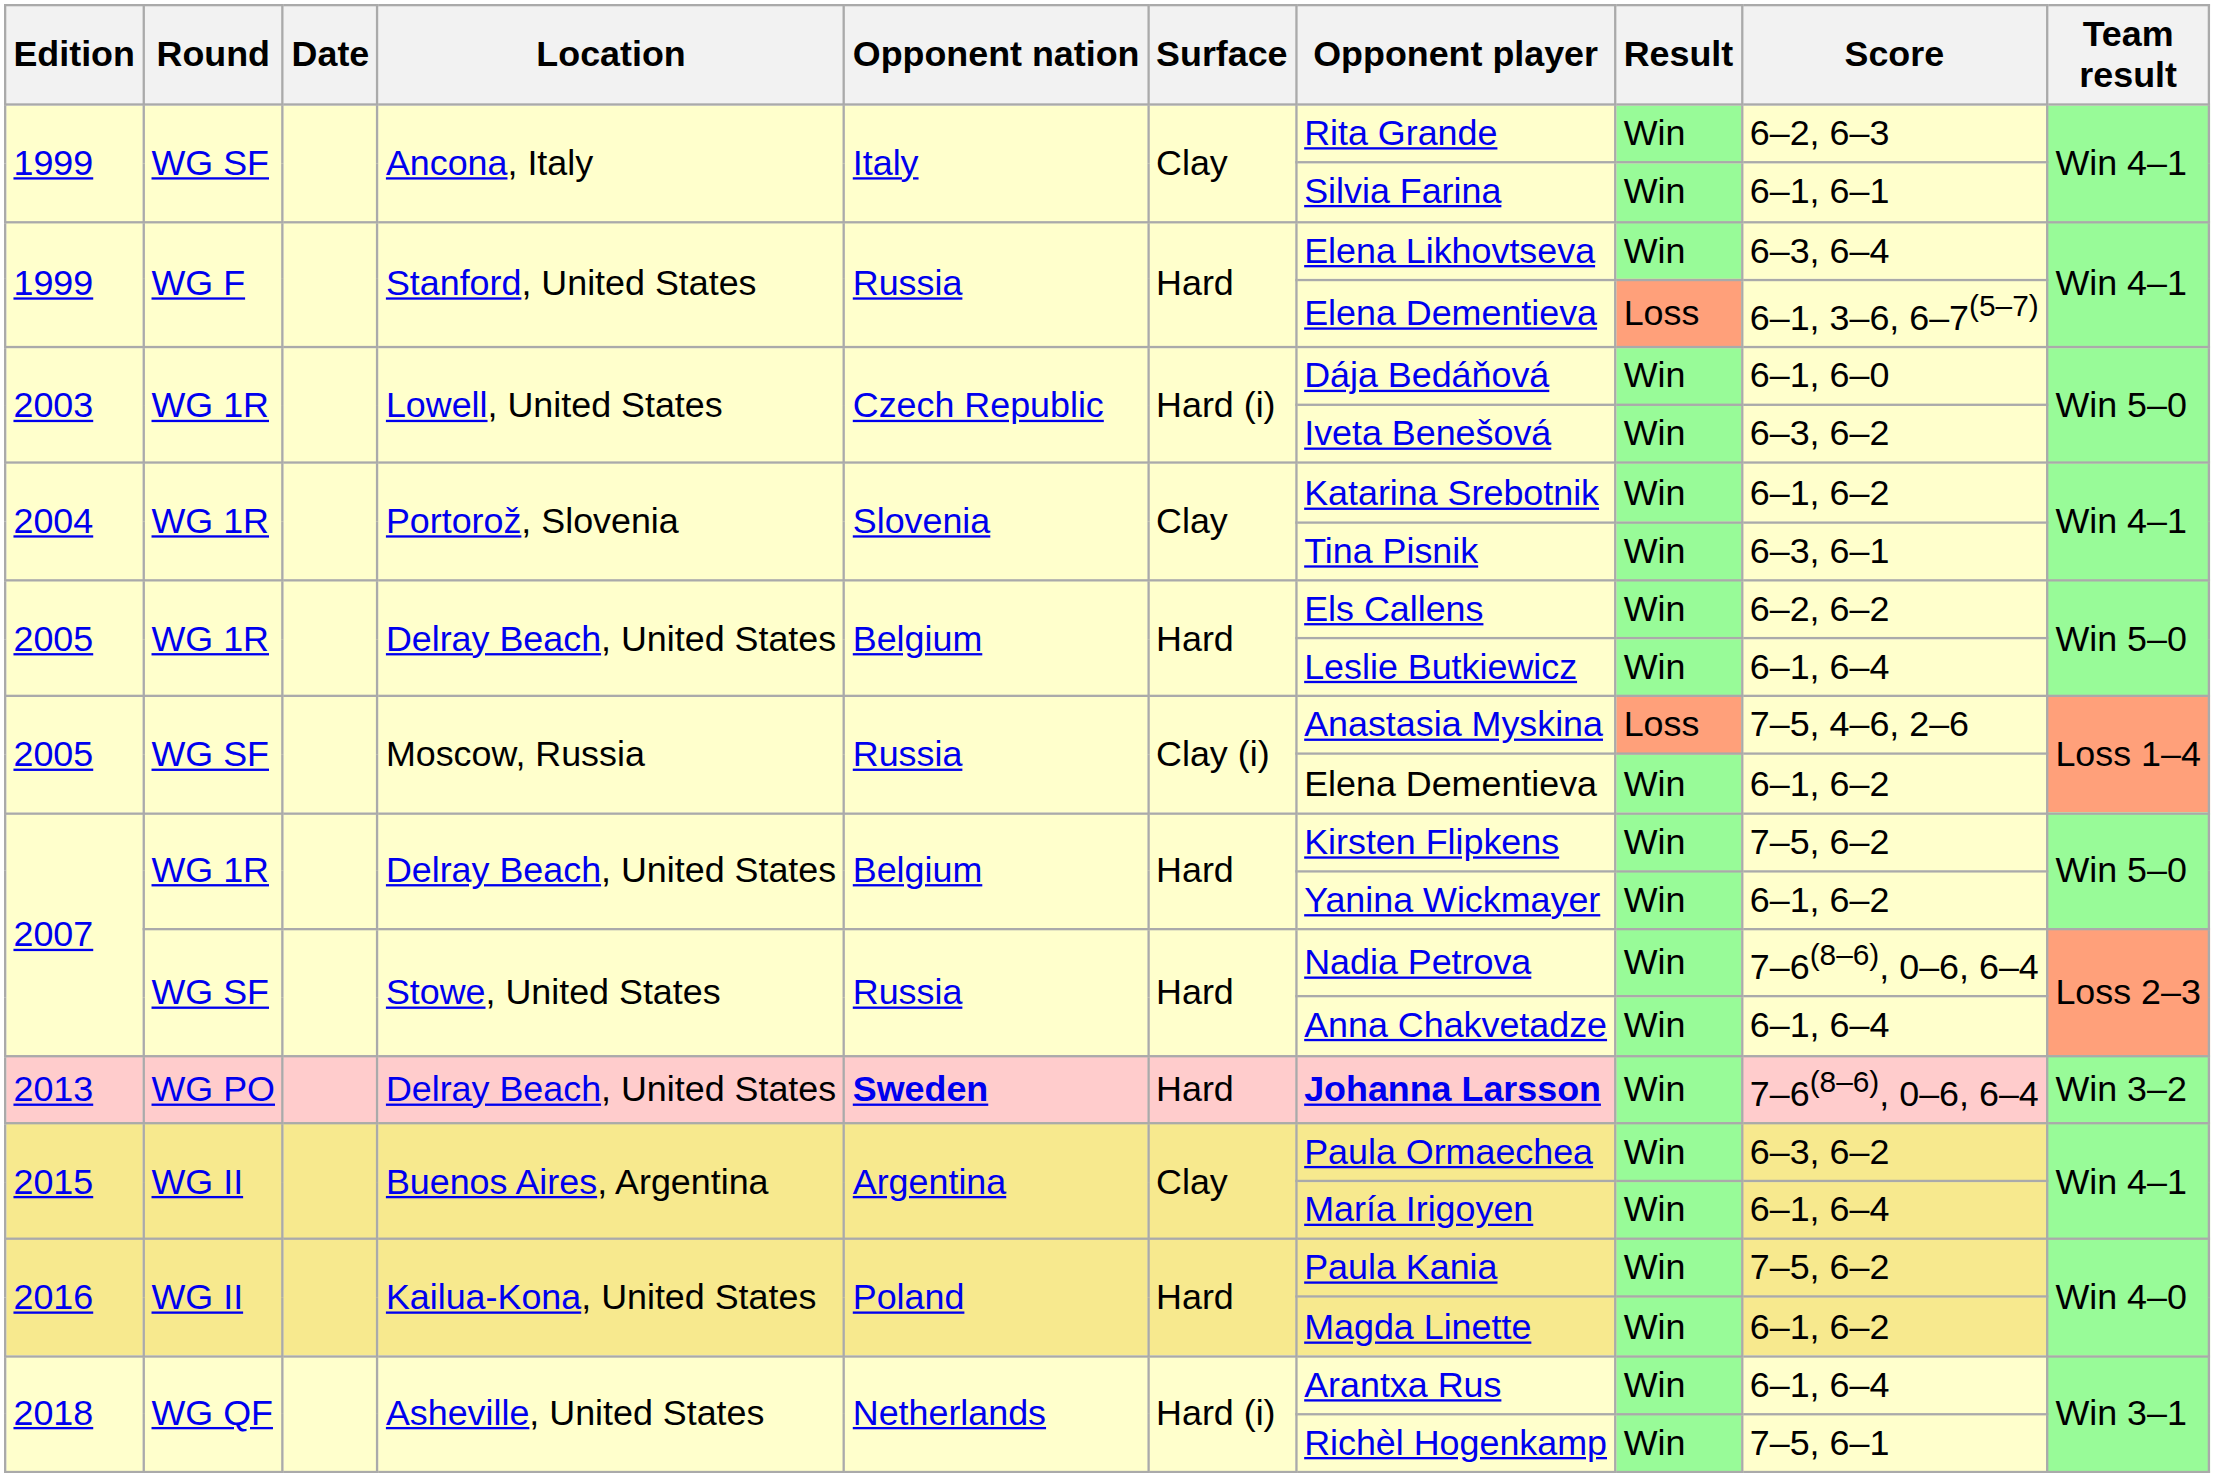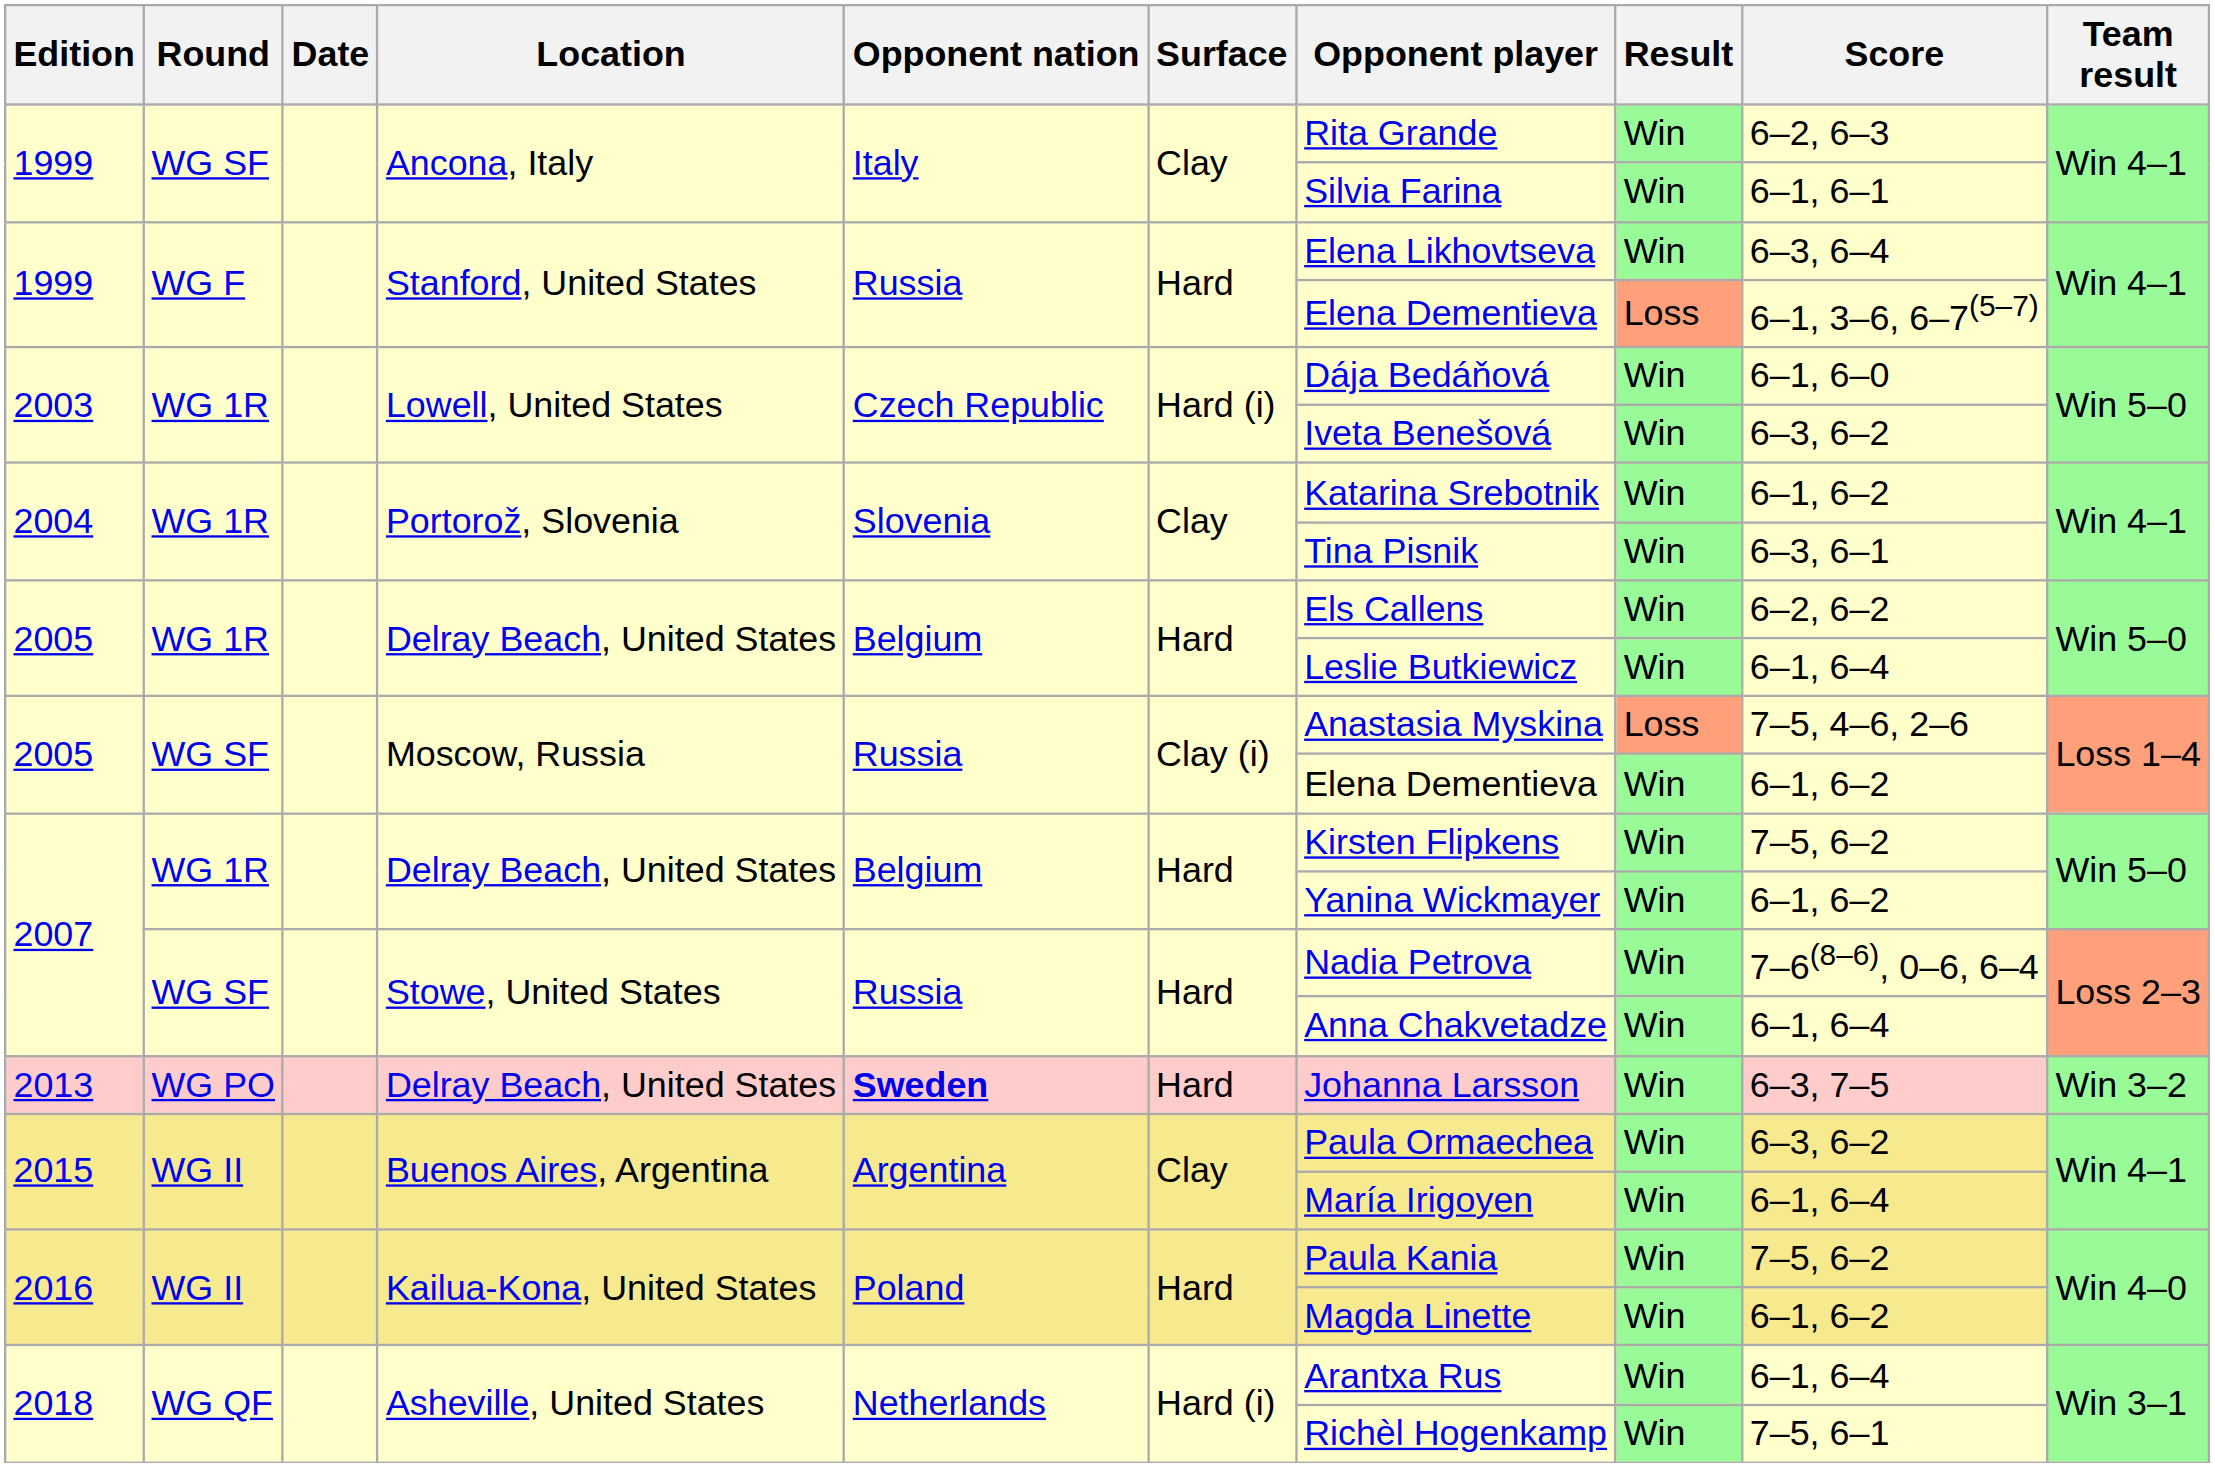(1453, 1087) bold -> (1442, 1083) normal
(1894, 1087) 7–6(8–6), 0–6, 6–4 -> (1820, 1083) 6–3, 7–5
